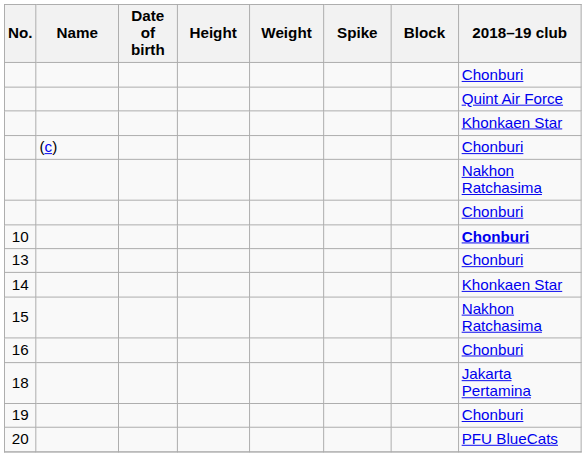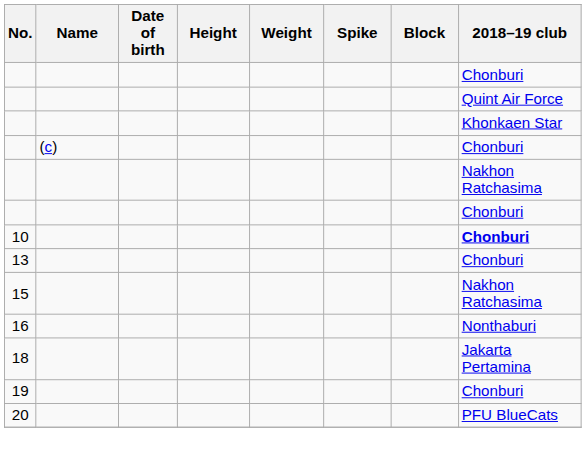- row: (20, 284)
(493, 350) Chonburi -> (499, 326) Nonthaburi
